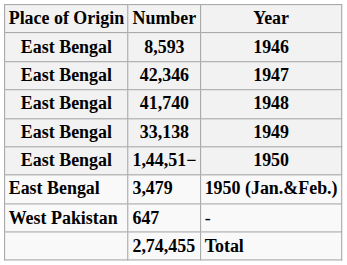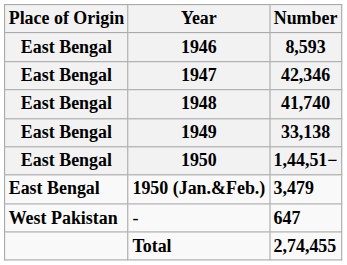columns swapped: (271, 160) <-> (164, 160)
